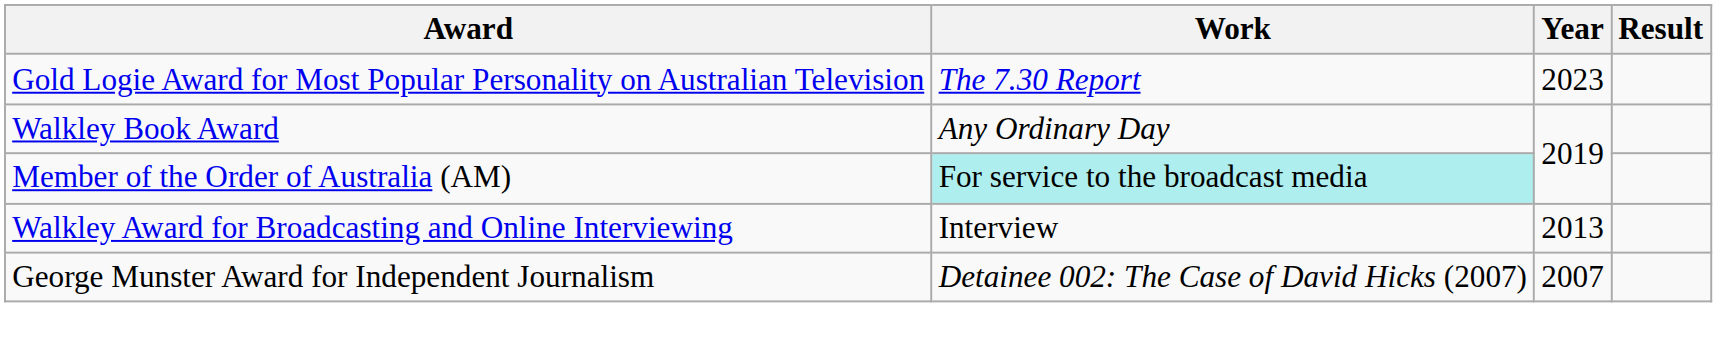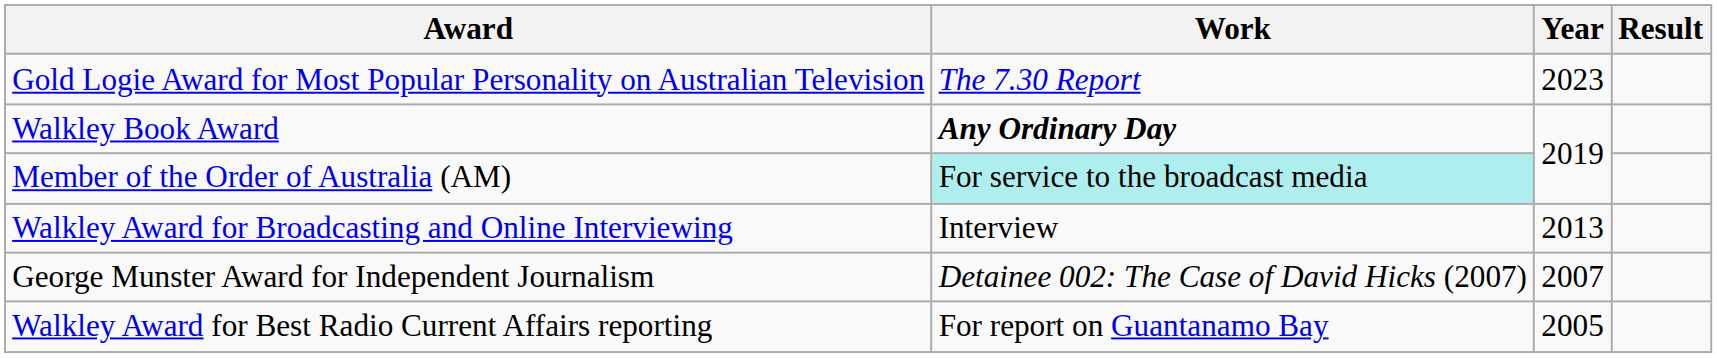(1054, 128) normal -> (1057, 128) bold
+ row: (362, 326)
